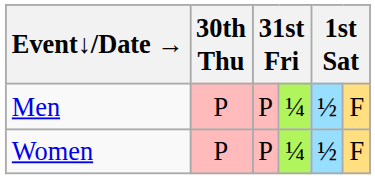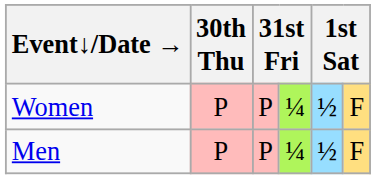rows swapped: (36, 106) <-> (52, 151)
